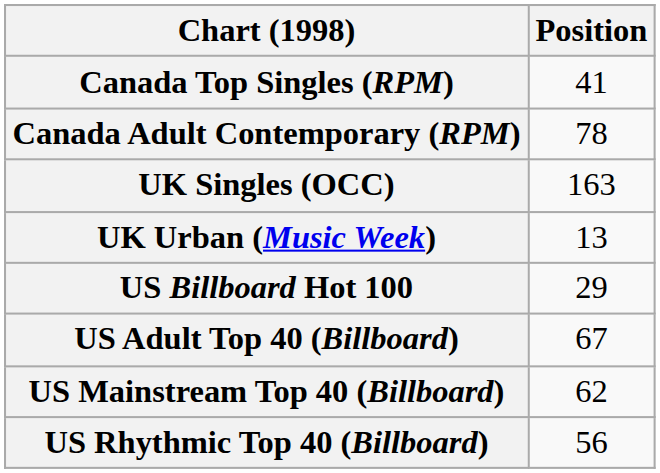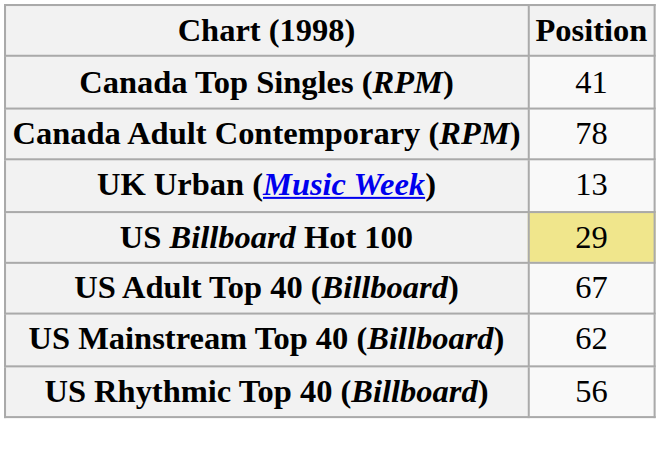- row: (266, 184)
(591, 287) no background -> (591, 236) khaki background
